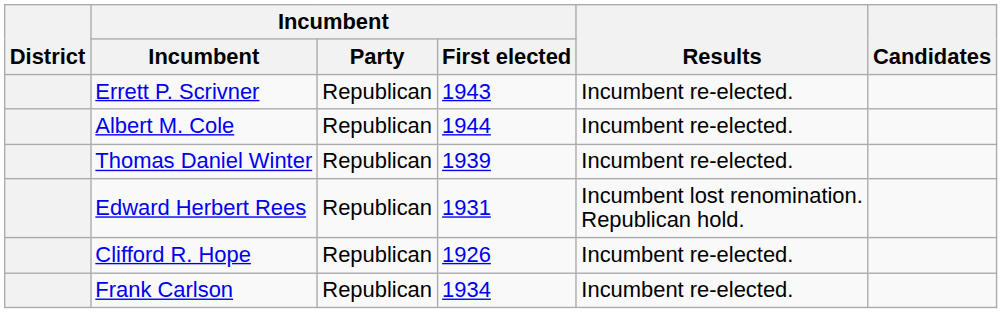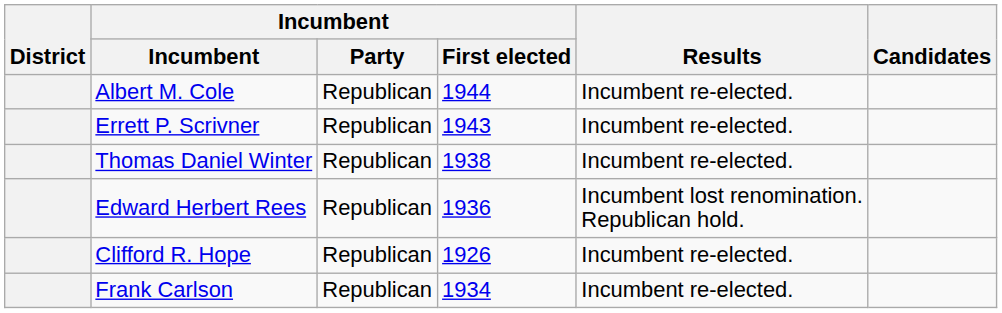rows swapped: (165, 126) <-> (177, 91)
(466, 160) 1939 -> (466, 160) 1938
(466, 208) 1931 -> (466, 208) 1936
